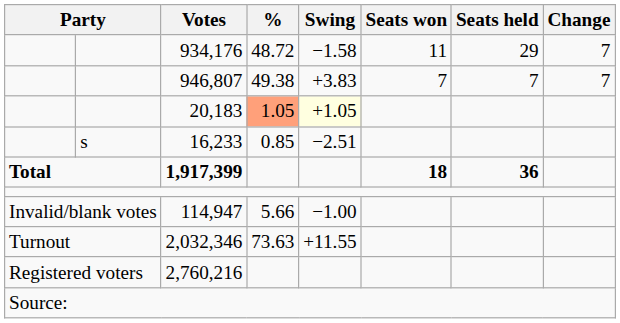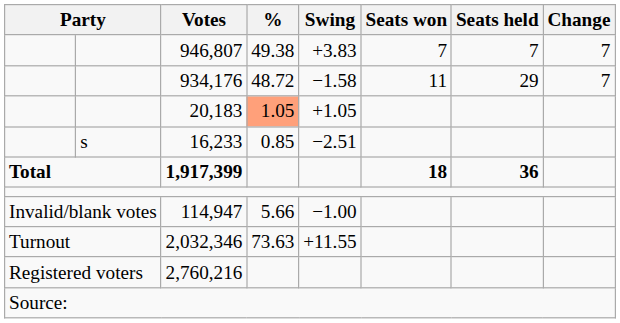rows swapped: (211, 80) <-> (211, 50)
(334, 111) lightyellow background -> (334, 111) no background
